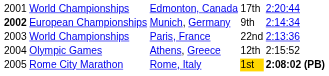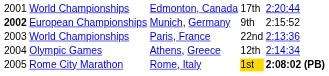(283, 22) 2:14:34 -> (283, 22) 2:15:52
(283, 51) 2:15:52 -> (283, 51) 2:14:34
